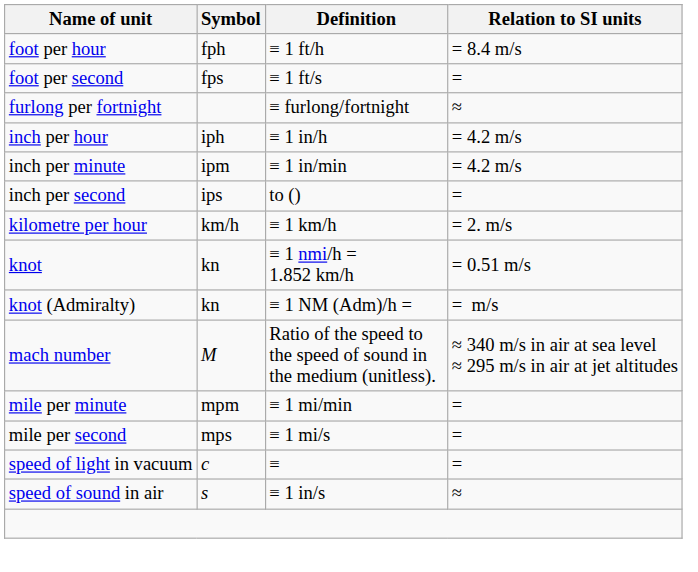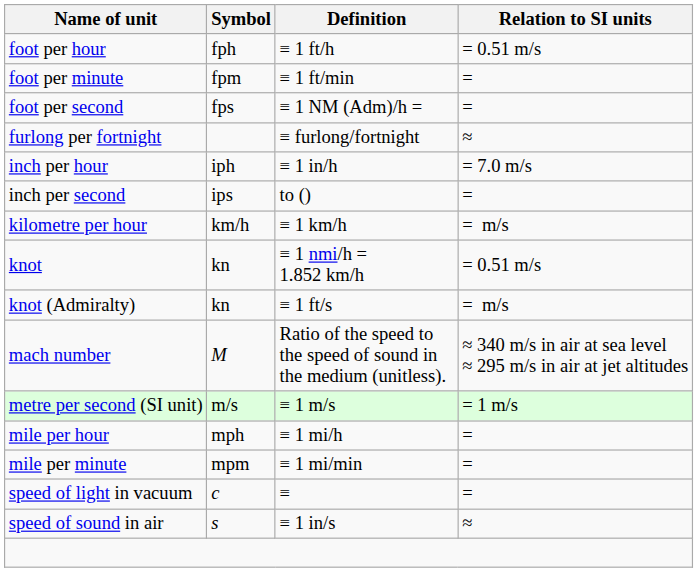(487, 48) = 8.4 m/s -> (502, 48) = 0.51 m/s
+ row: (66, 78)
(296, 78) ≡ 1 ft/s -> (351, 107) ≡ 1 NM (Adm)/h =
(487, 136) = 4.2 m/s -> (497, 166) = 7.0 m/s
- row: (67, 166)
(482, 225) = 2. m/s -> (485, 225) = m/s
(341, 305) ≡ 1 NM (Adm)/h = -> (306, 305) ≡ 1 ft/s
+ row: (106, 405)
+ row: (59, 435)
- row: (68, 435)
